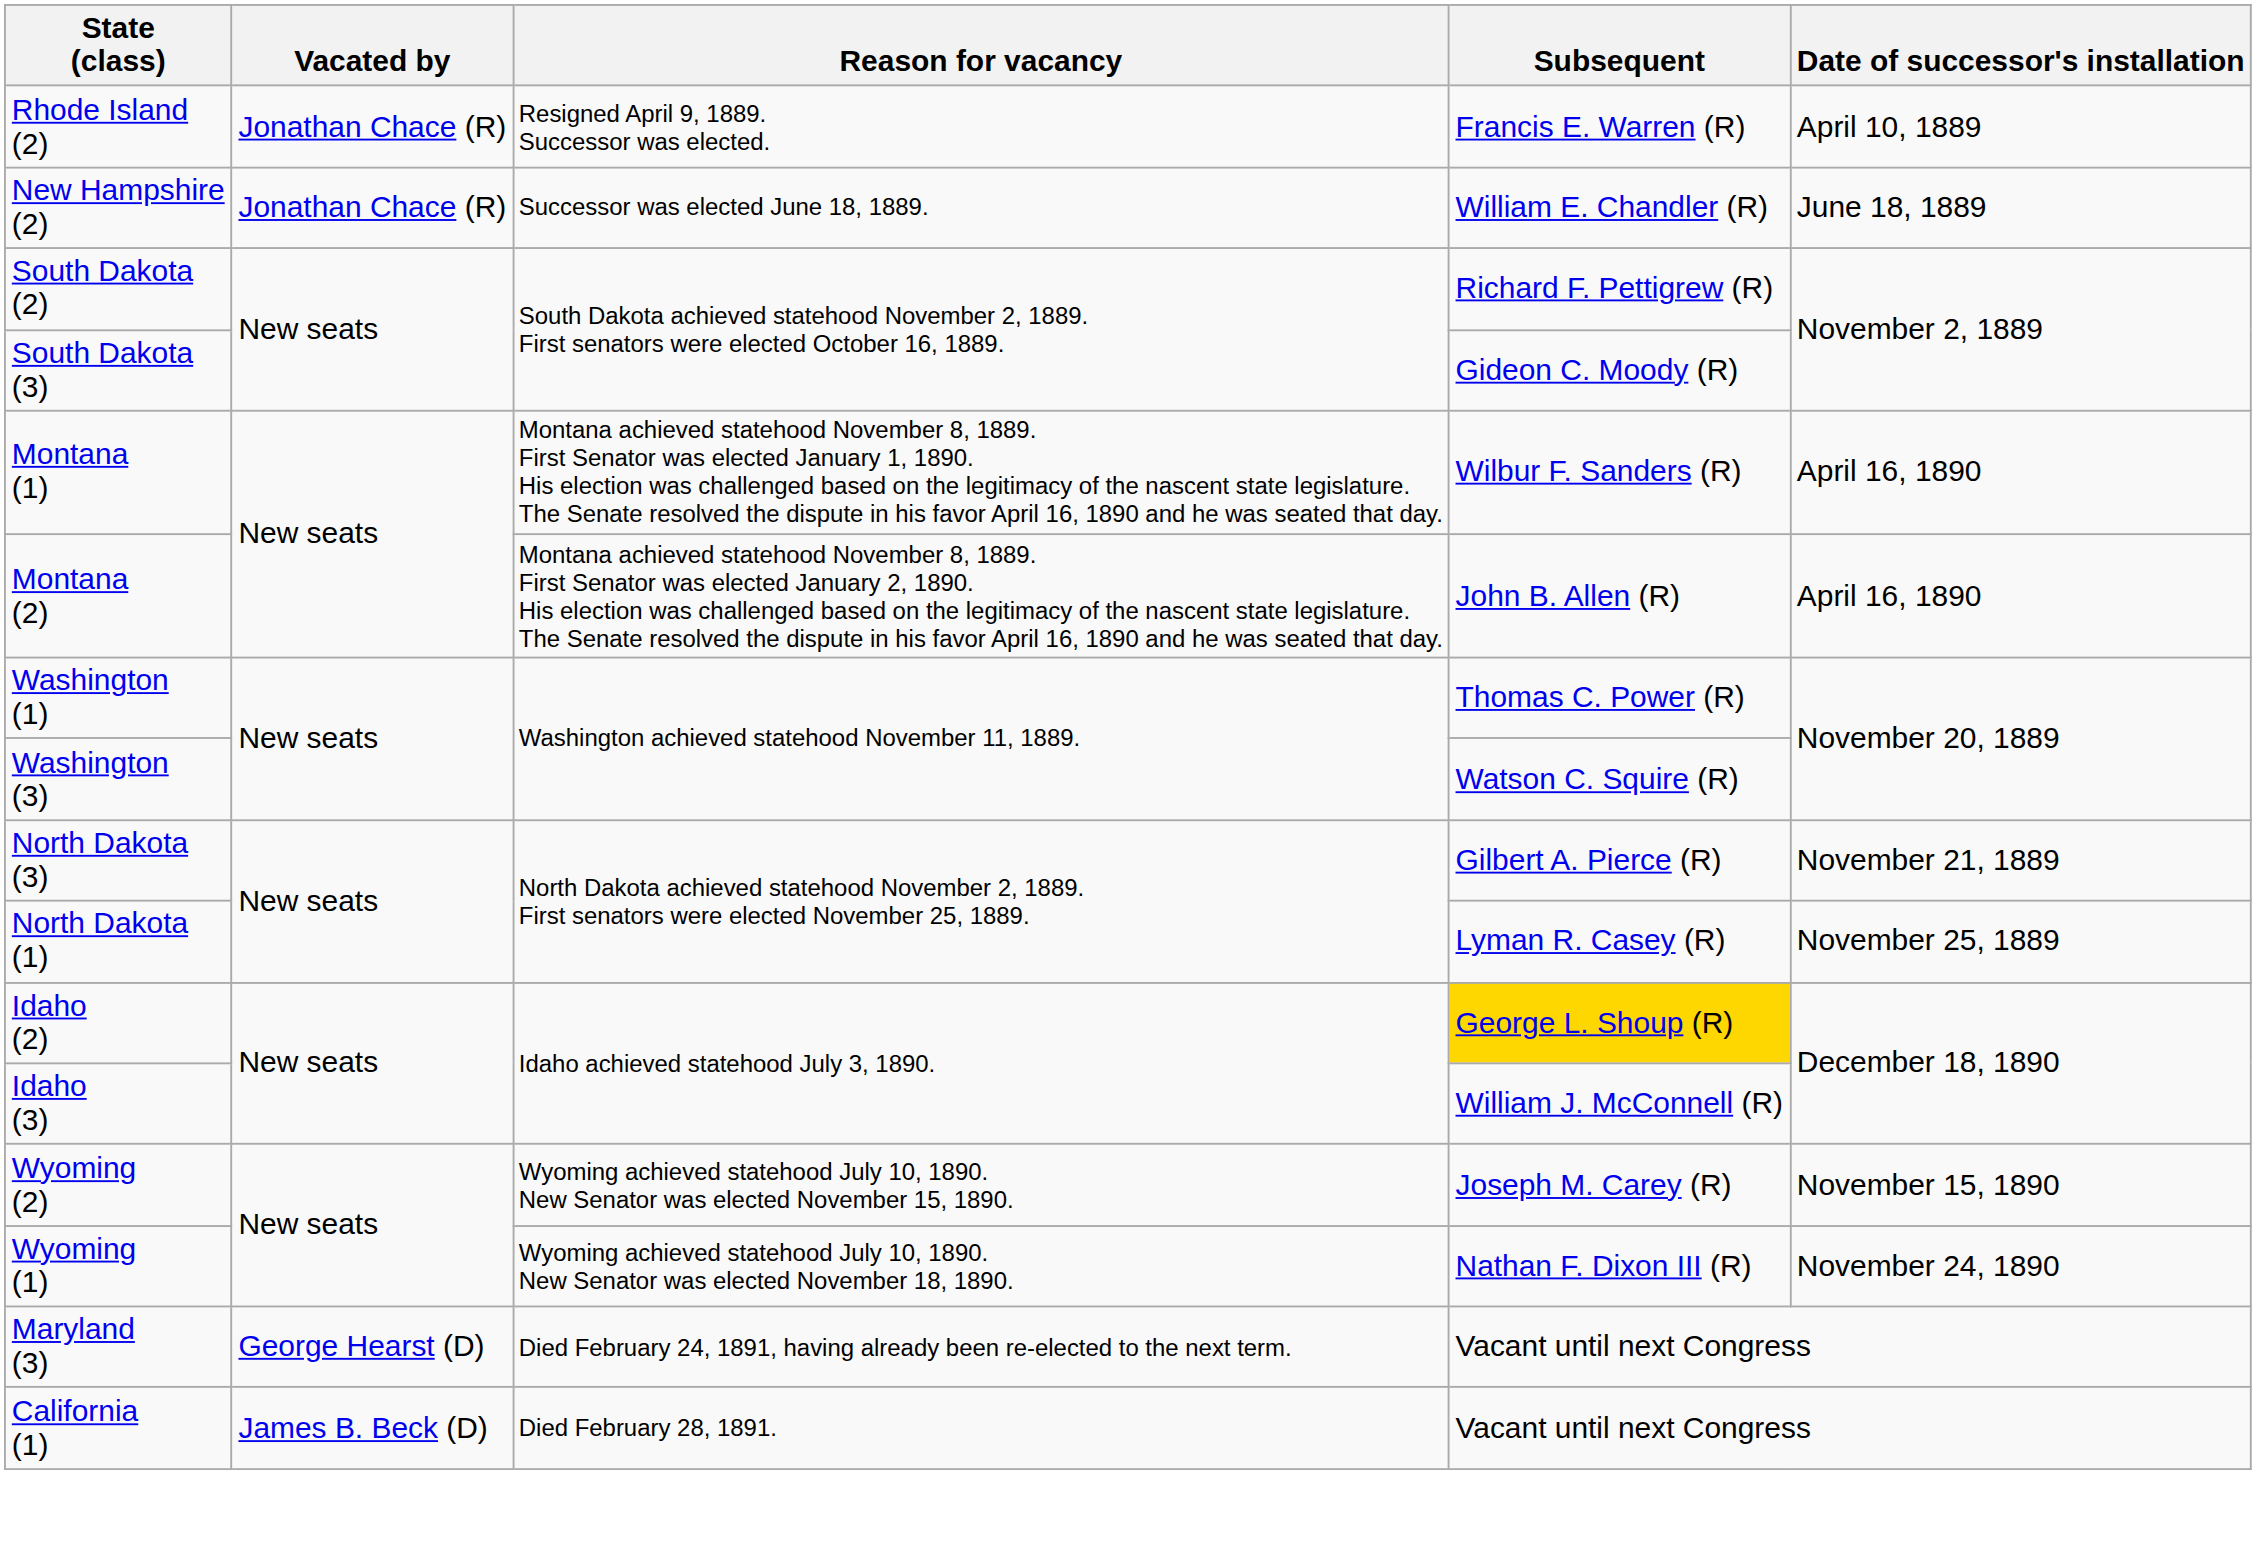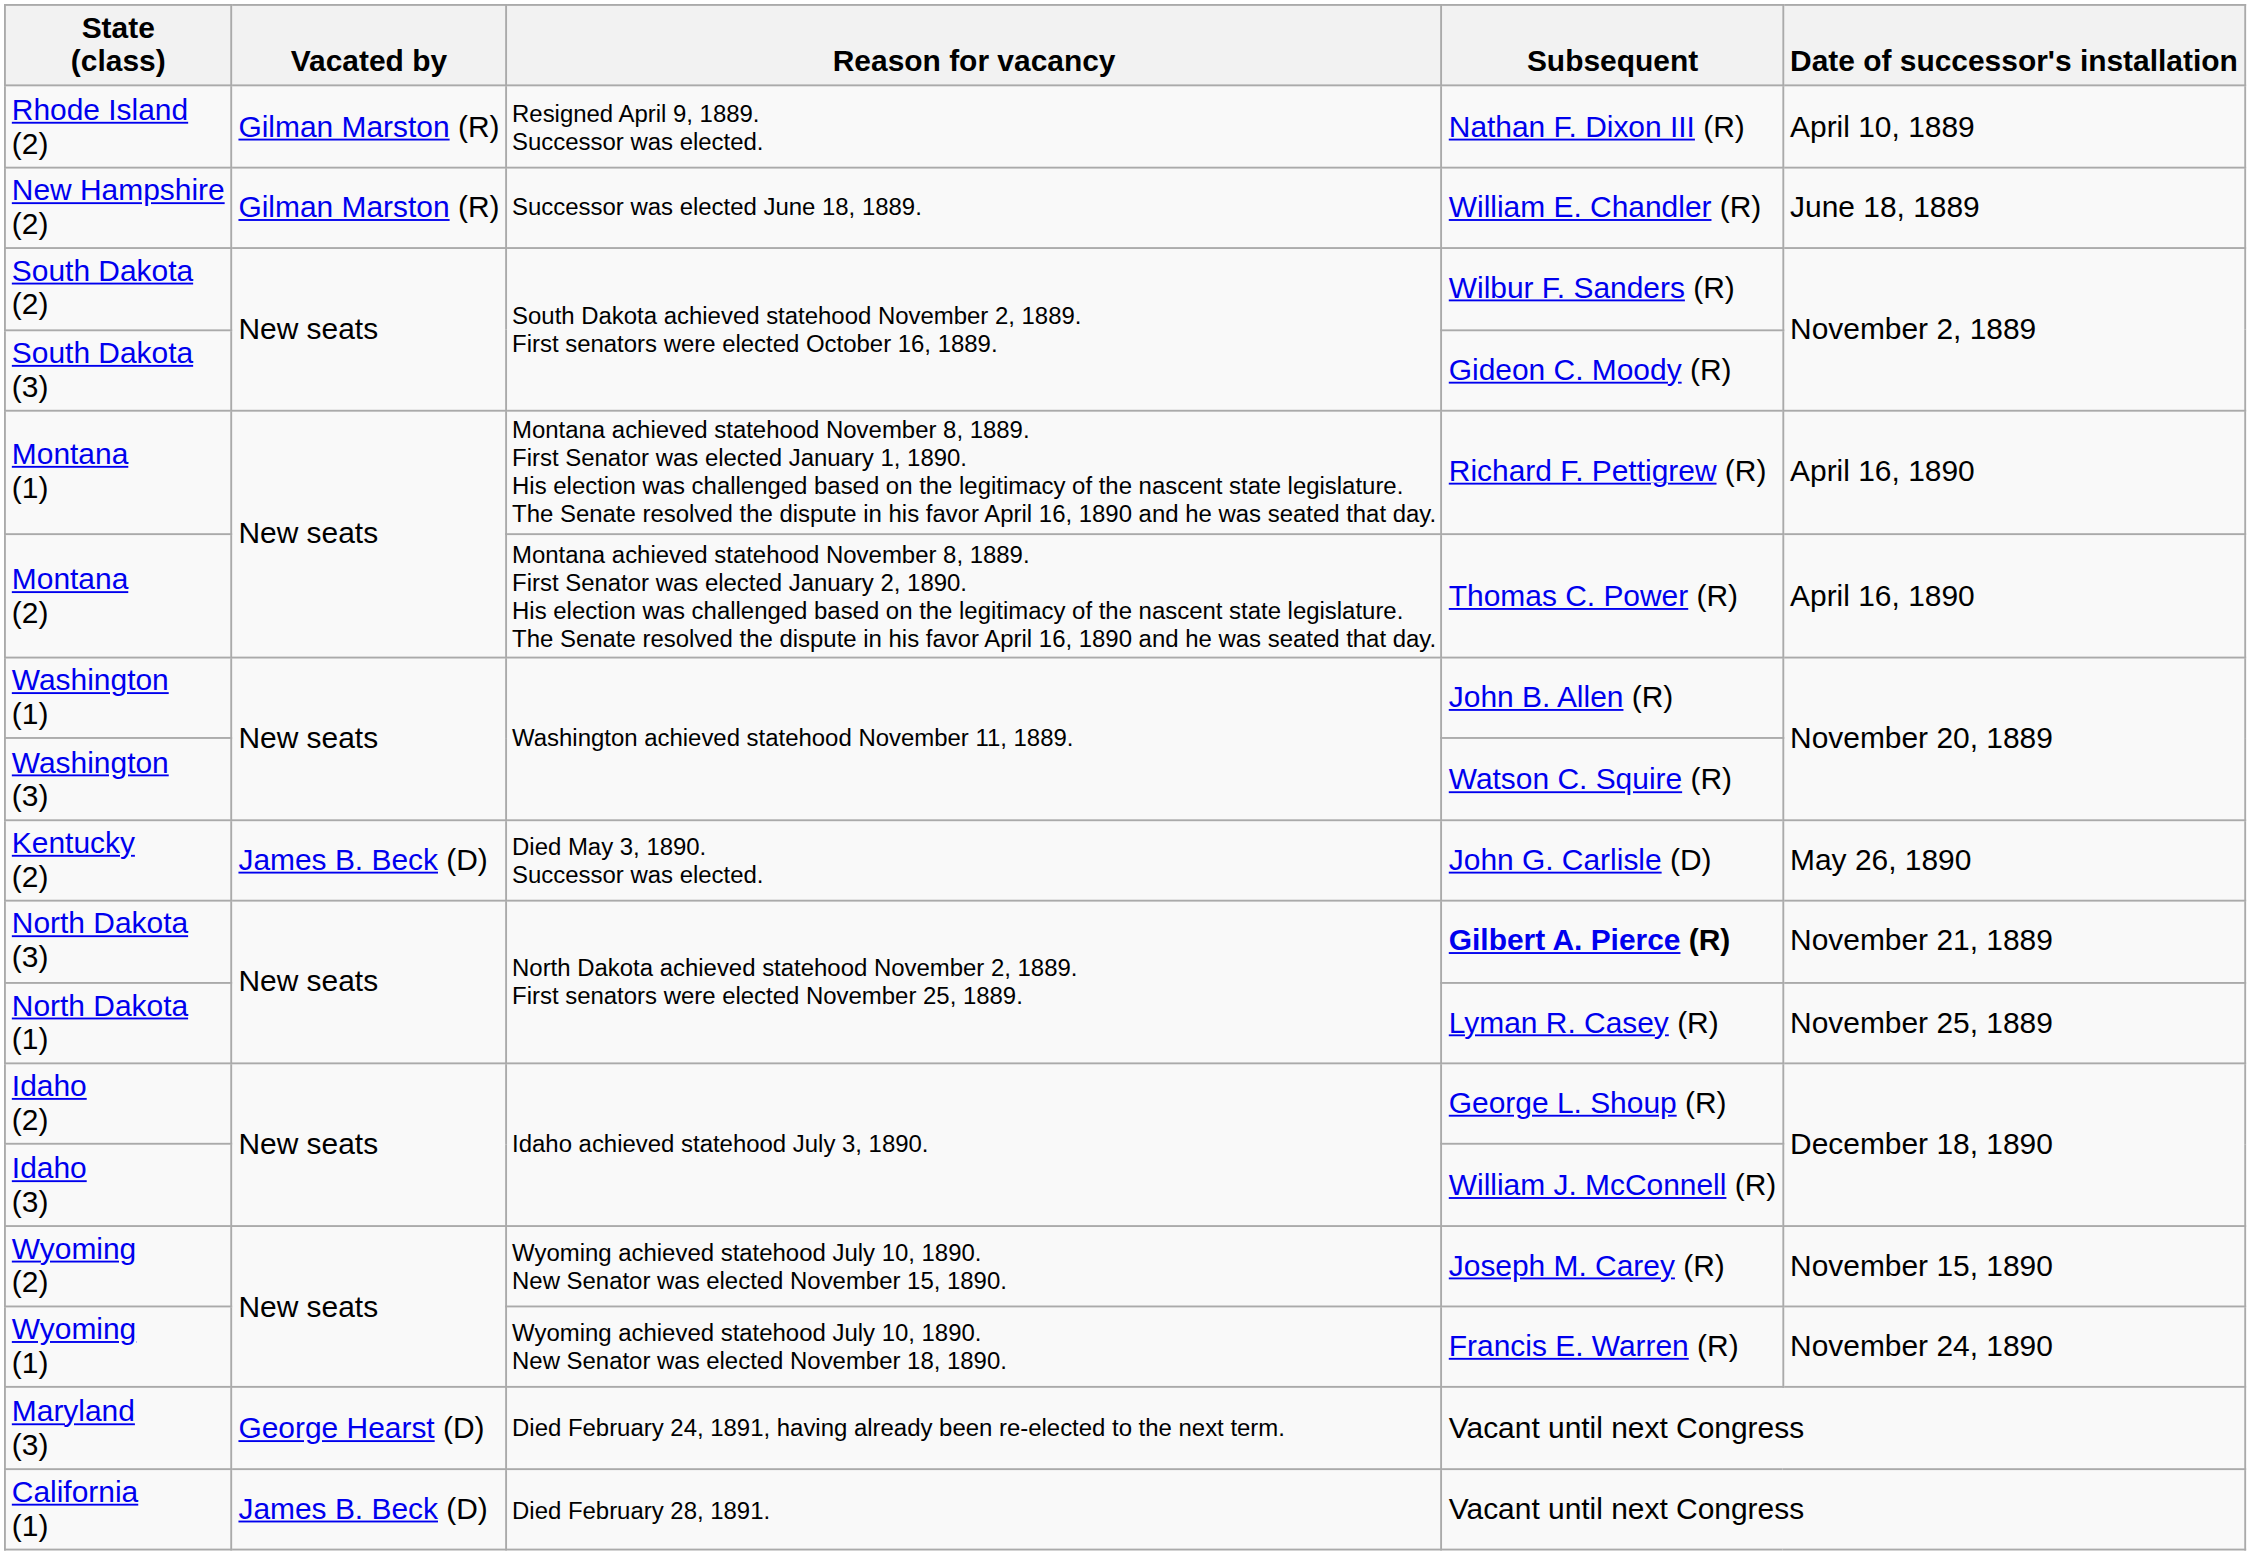(372, 126) Jonathan Chace (R) -> (369, 126) Gilman Marston (R)
(1600, 126) Francis E. Warren (R) -> (1597, 126) Nathan F. Dixon III (R)
(372, 207) Jonathan Chace (R) -> (369, 207) Gilman Marston (R)
(1614, 288) Richard F. Pettigrew (R) -> (1592, 288) Wilbur F. Sanders (R)
(1599, 471) Wilbur F. Sanders (R) -> (1608, 471) Richard F. Pettigrew (R)
(1568, 595) John B. Allen (R) -> (1593, 595) Thomas C. Power (R)
(1600, 697) Thomas C. Power (R) -> (1561, 697) John B. Allen (R)
+ row: (73, 860)
(1589, 860) normal -> (1590, 941) bold
(1594, 1022) gold background -> (1588, 1103) no background
(1604, 1265) Nathan F. Dixon III (R) -> (1594, 1346) Francis E. Warren (R)
